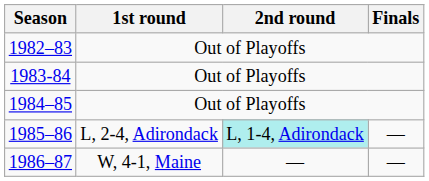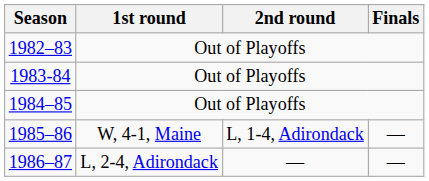(149, 133) L, 2-4, Adirondack -> (149, 133) W, 4-1, Maine
(295, 133) paleturquoise background -> (295, 133) no background
(149, 162) W, 4-1, Maine -> (149, 162) L, 2-4, Adirondack
